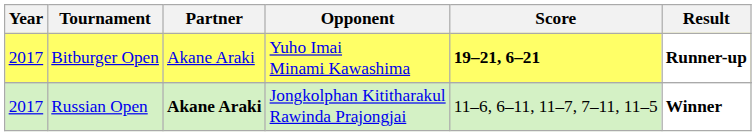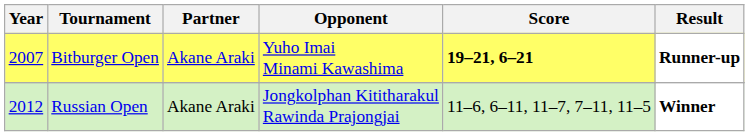(26, 57) 2017 -> (26, 57) 2007
(26, 106) 2017 -> (26, 106) 2012
(214, 106) bold -> (211, 106) normal
